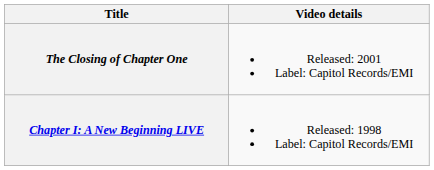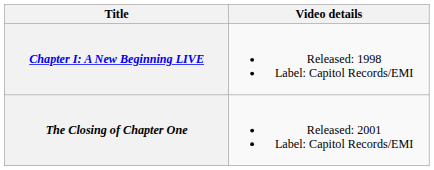rows swapped: (117, 130) <-> (117, 59)
